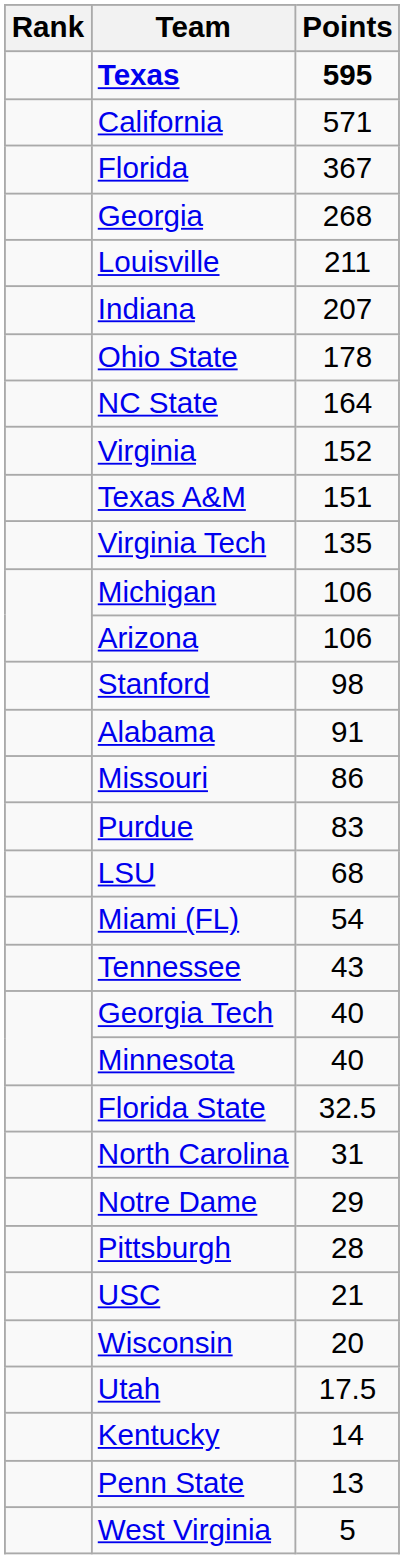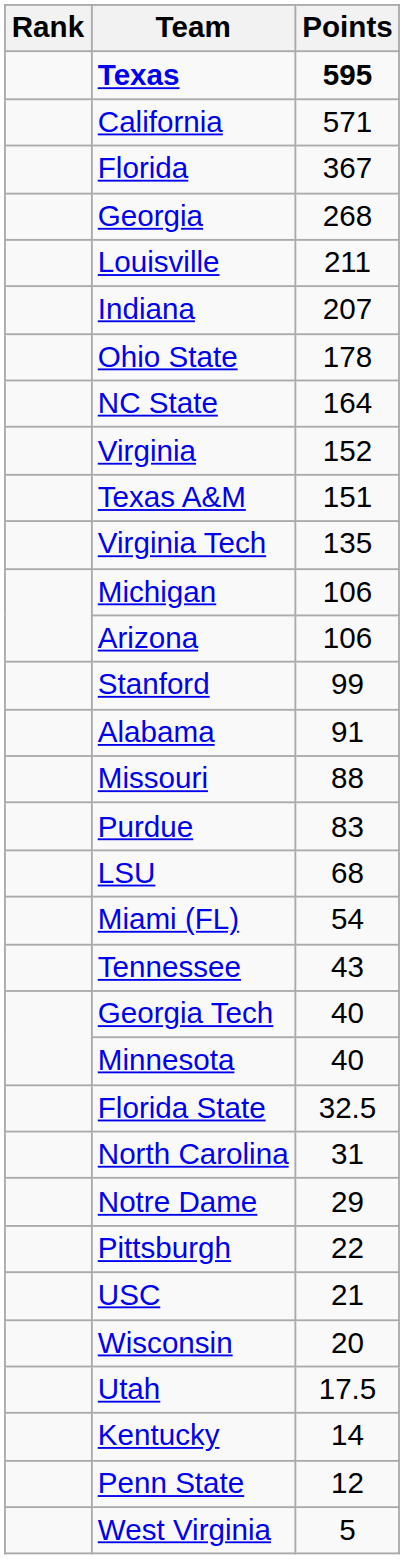(347, 685) 98 -> (347, 685) 99
(347, 779) 86 -> (347, 779) 88
(347, 1248) 28 -> (347, 1248) 22
(347, 1483) 13 -> (347, 1483) 12
